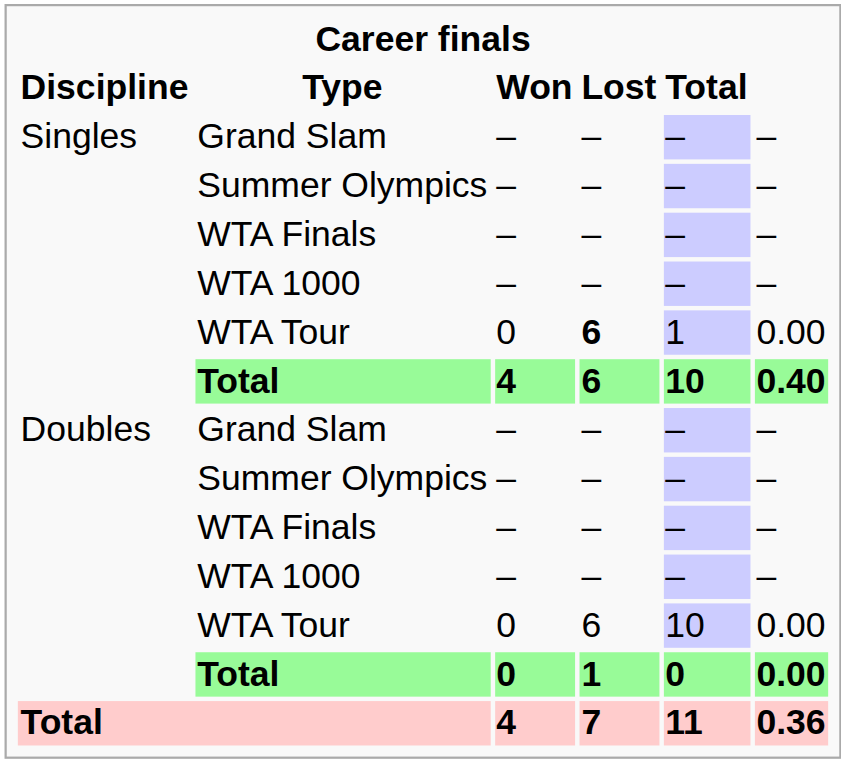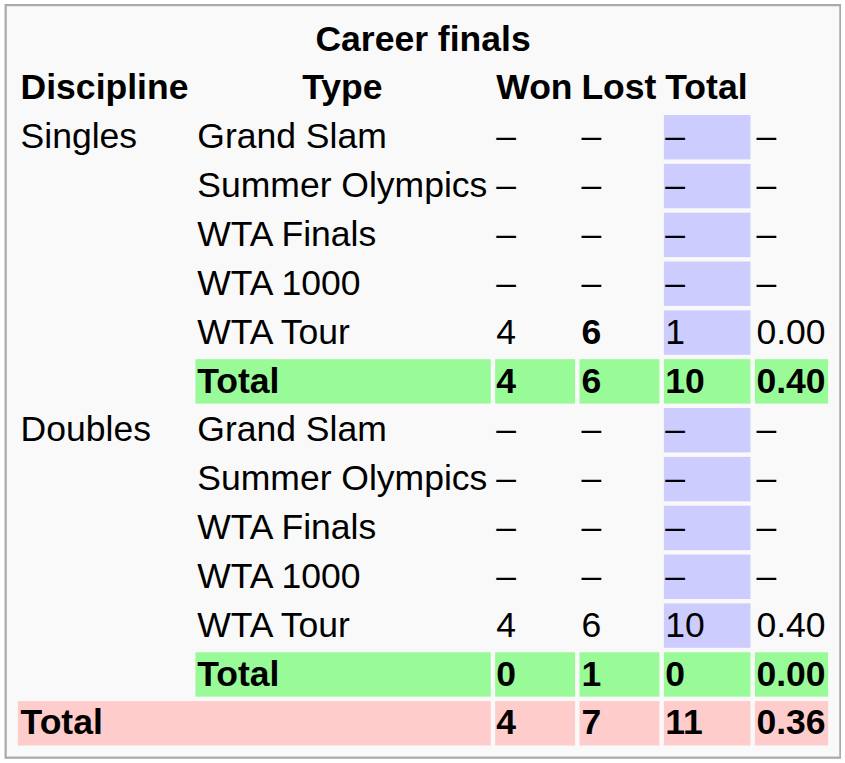(506, 332) 0 -> (506, 332) 4
(506, 625) 0 -> (506, 625) 4
(791, 625) 0.00 -> (791, 625) 0.40
